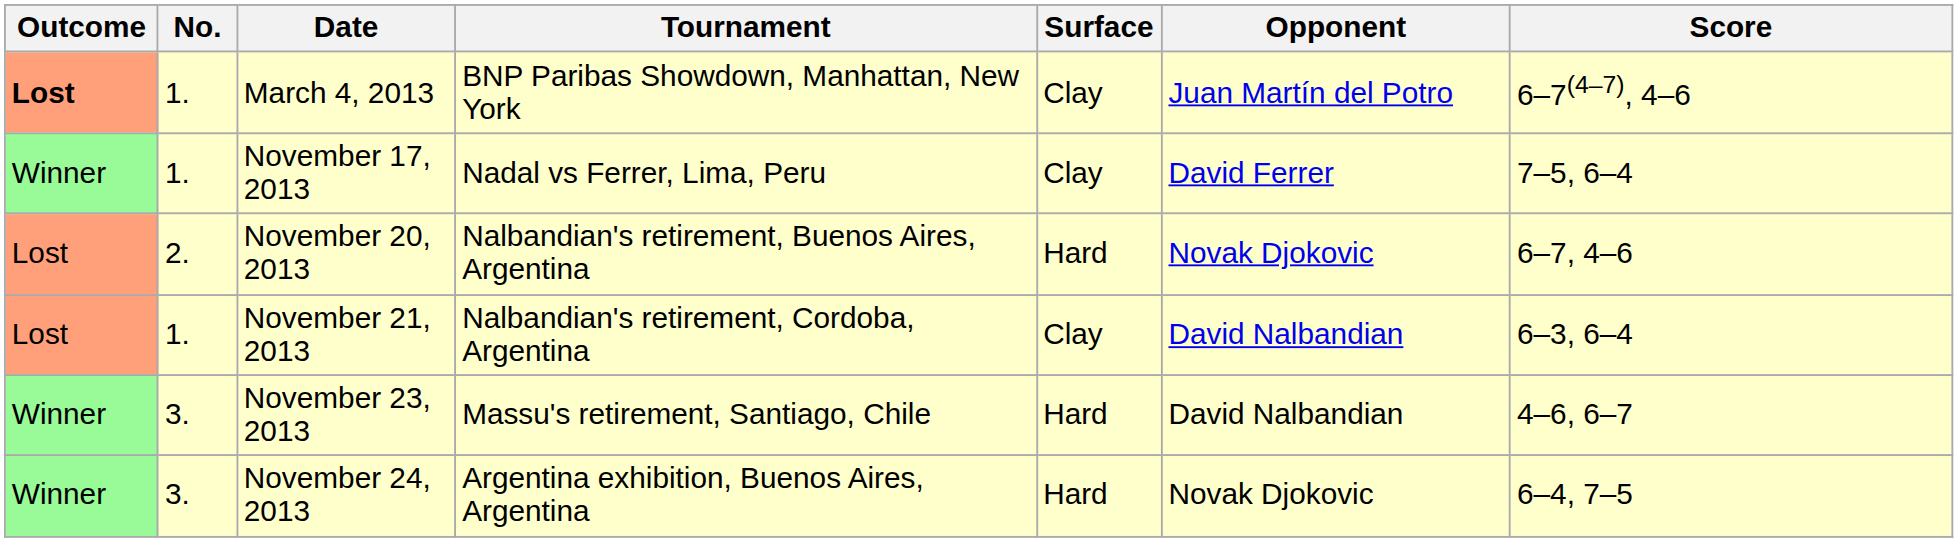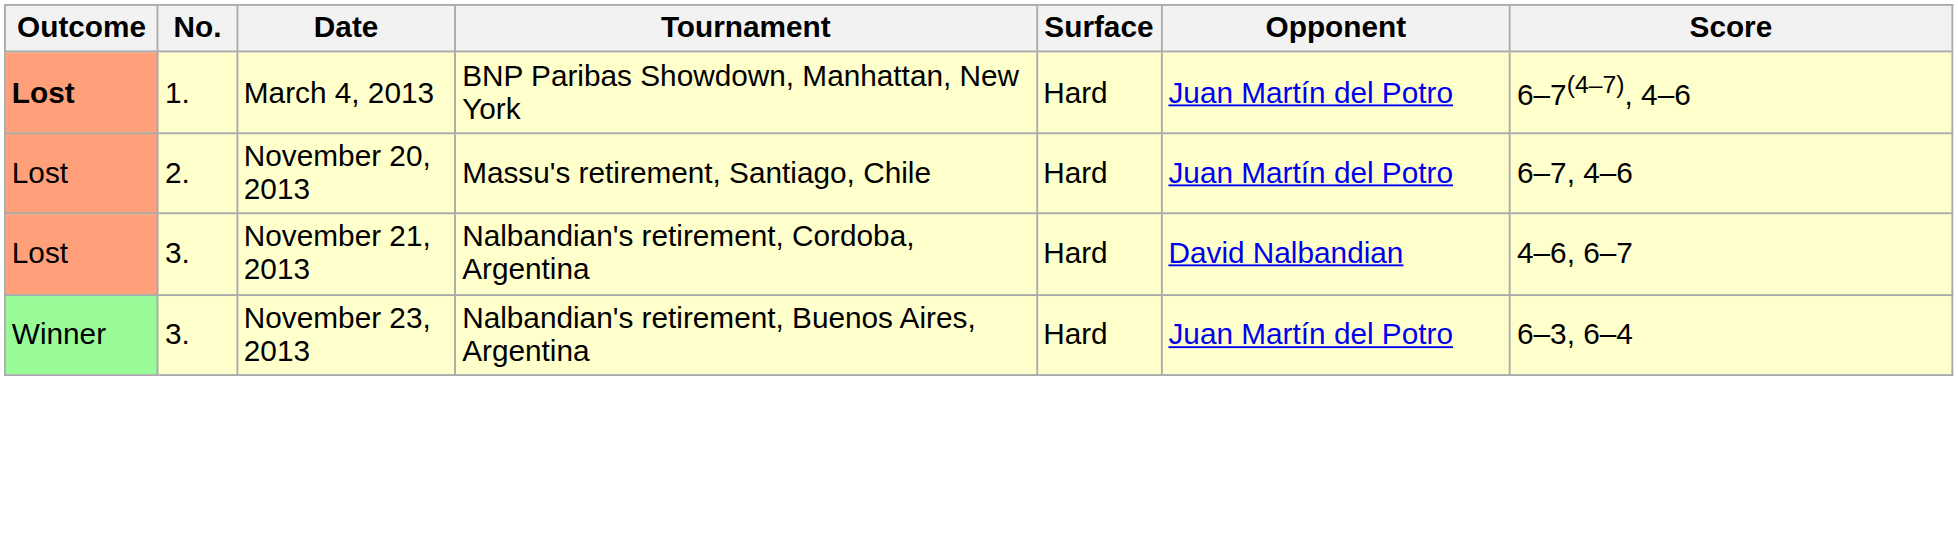(1073, 92) Clay -> (1075, 92) Hard
- row: (337, 172)
(719, 253) Nalbandian's retirement, Buenos Aires, Argentina -> (697, 172) Massu's retirement, Santiago, Chile
(1271, 253) Novak Djokovic -> (1311, 172) Juan Martín del Potro
(177, 334) 1. -> (177, 253) 3.
(1073, 334) Clay -> (1075, 253) Hard
(1575, 334) 6–3, 6–4 -> (1575, 253) 4–6, 6–7
(697, 414) Massu's retirement, Santiago, Chile -> (719, 334) Nalbandian's retirement, Buenos Aires, Argentina
(1286, 414) David Nalbandian -> (1311, 334) Juan Martín del Potro
(1575, 414) 4–6, 6–7 -> (1575, 334) 6–3, 6–4
- row: (337, 495)
